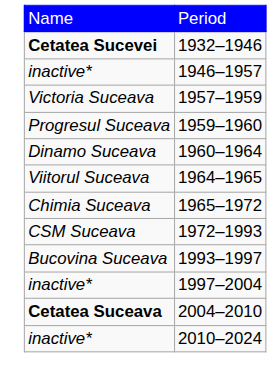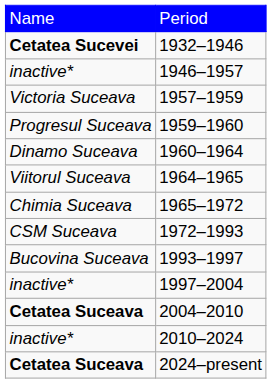+ row: (211, 364)
